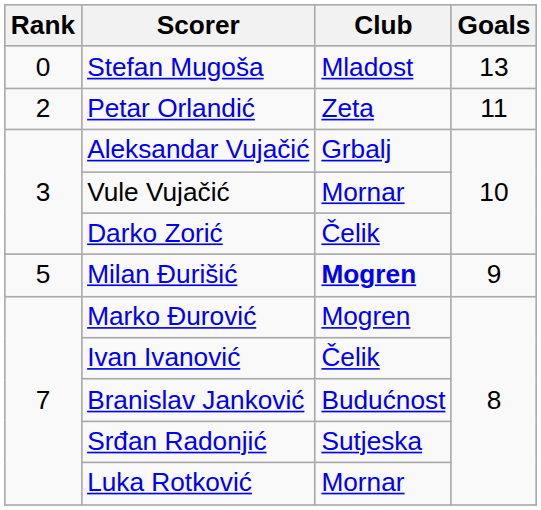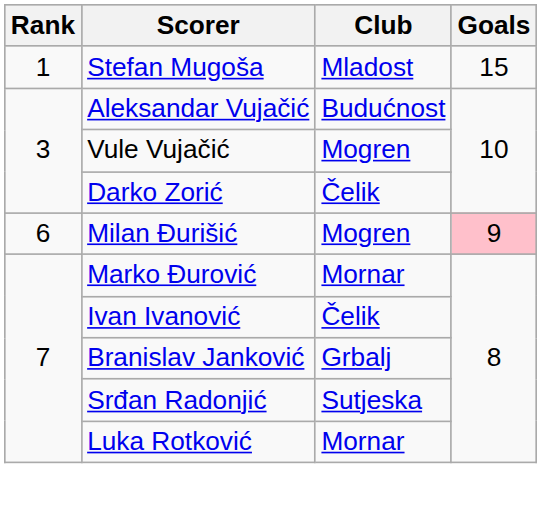(43, 66) 0 -> (43, 66) 1
(494, 66) 13 -> (494, 66) 15
- row: (171, 108)
(356, 150) Grbalj -> (383, 108) Budućnost
(363, 191) Mornar -> (366, 150) Mogren
(43, 274) 5 -> (43, 233) 6
(369, 274) bold -> (366, 233) normal
(494, 274) no background -> (494, 233) pink background
(366, 316) Mogren -> (363, 274) Mornar
(383, 399) Budućnost -> (356, 358) Grbalj
